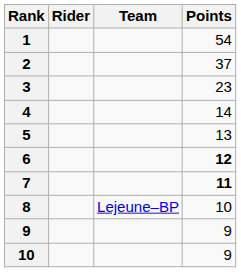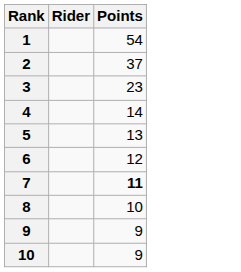- column: (138, 16)
(224, 159) bold -> (135, 159) normal
